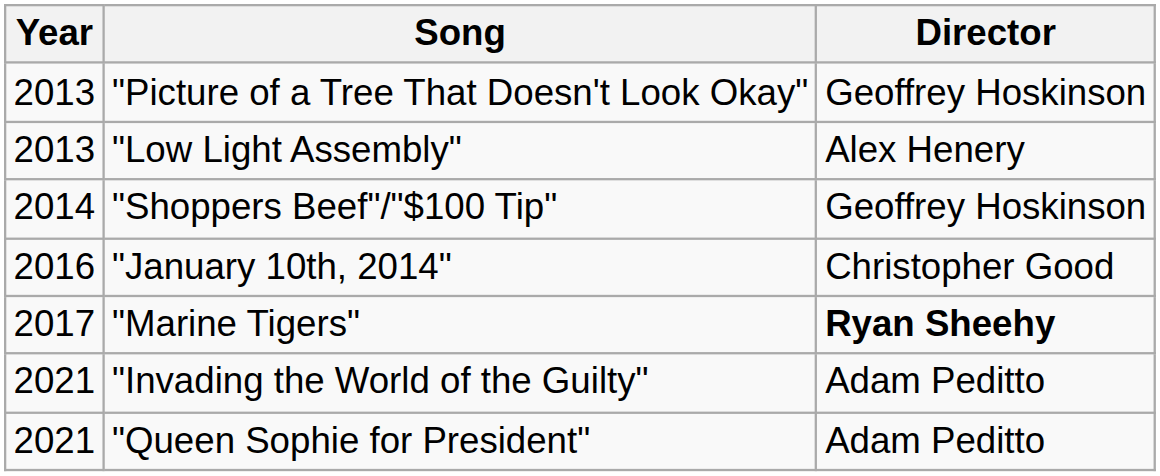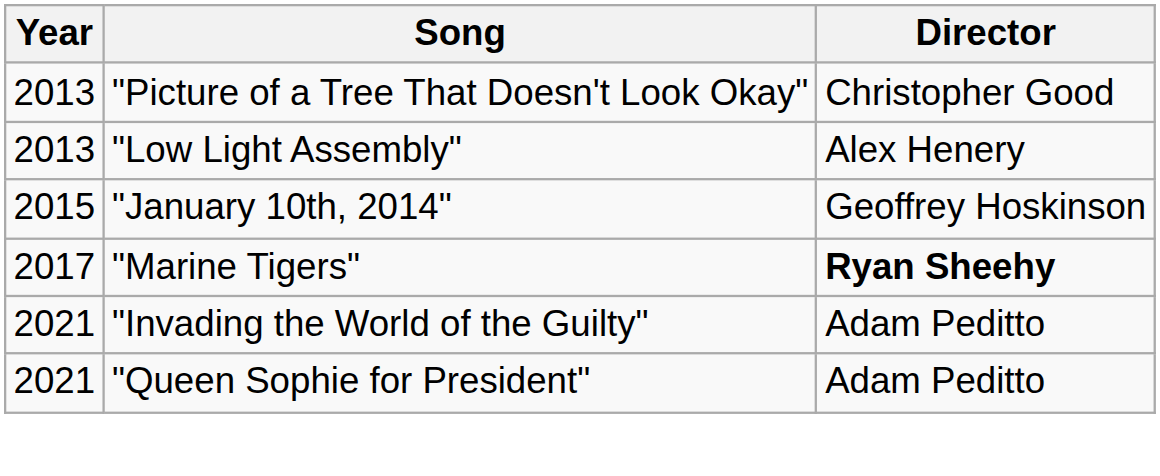(986, 91) Geoffrey Hoskinson -> (970, 91) Christopher Good
- row: (335, 207)
(54, 265) 2016 -> (54, 207) 2015
(970, 265) Christopher Good -> (986, 207) Geoffrey Hoskinson
